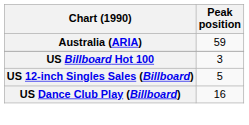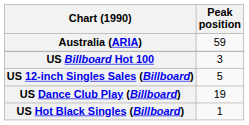(220, 94) 16 -> (220, 94) 19
+ row: (100, 111)
